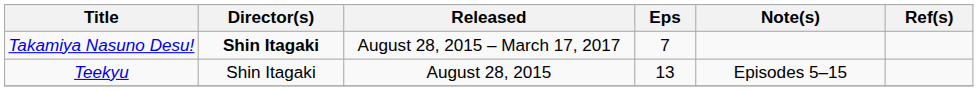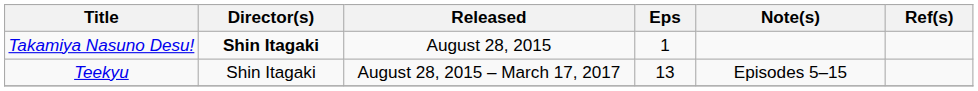(489, 45) August 28, 2015 – March 17, 2017 -> (489, 45) August 28, 2015
(665, 45) 7 -> (665, 45) 1
(489, 72) August 28, 2015 -> (489, 72) August 28, 2015 – March 17, 2017
